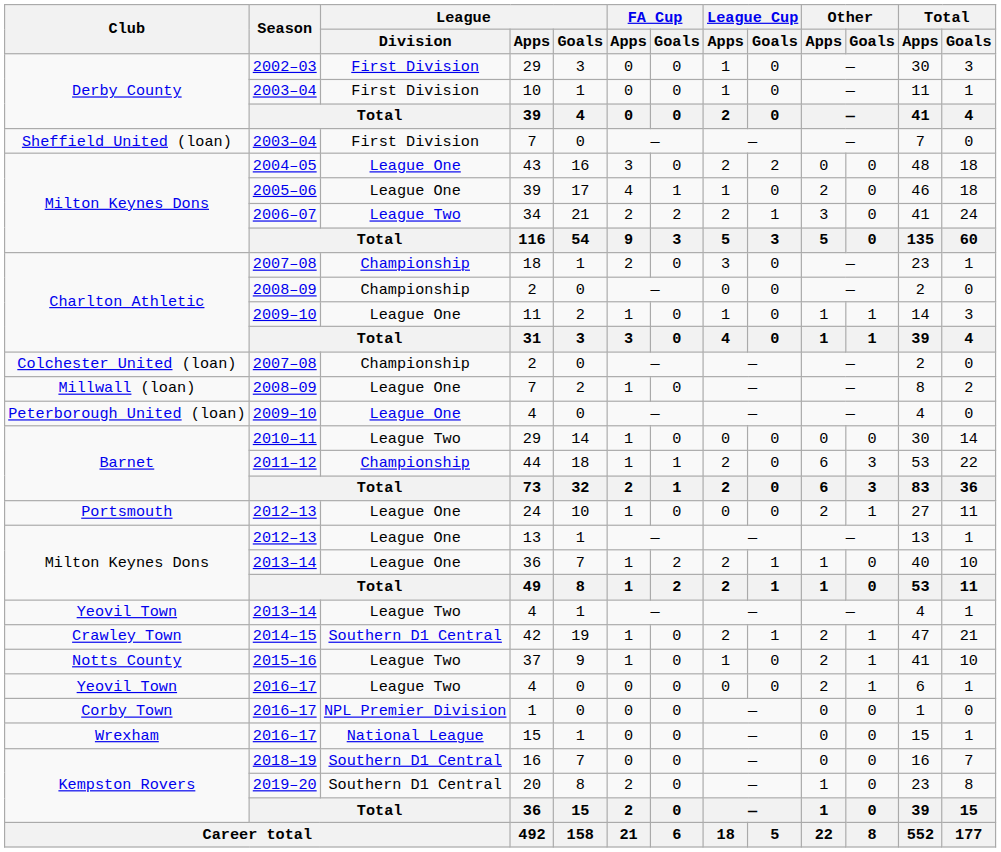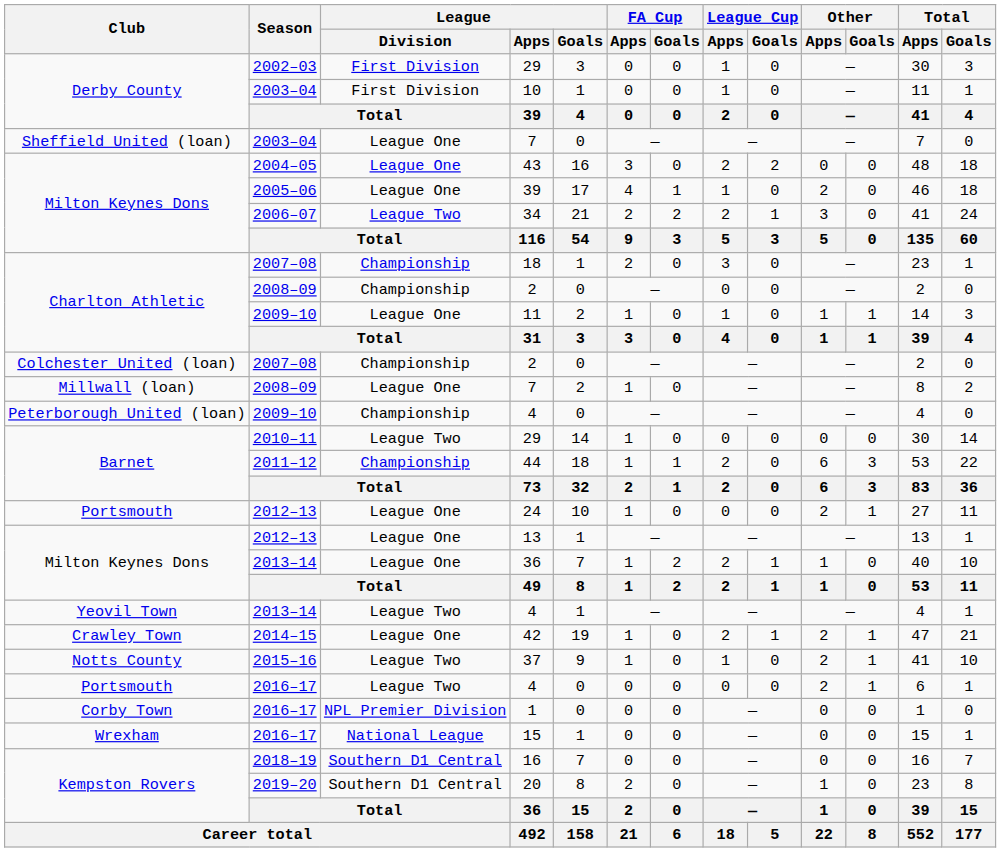(415, 141) First Division -> (415, 141) League One
(415, 414) League One -> (415, 414) Championship
(415, 637) Southern D1 Central -> (415, 637) League One
(127, 686) Yeovil Town -> (127, 686) Portsmouth
